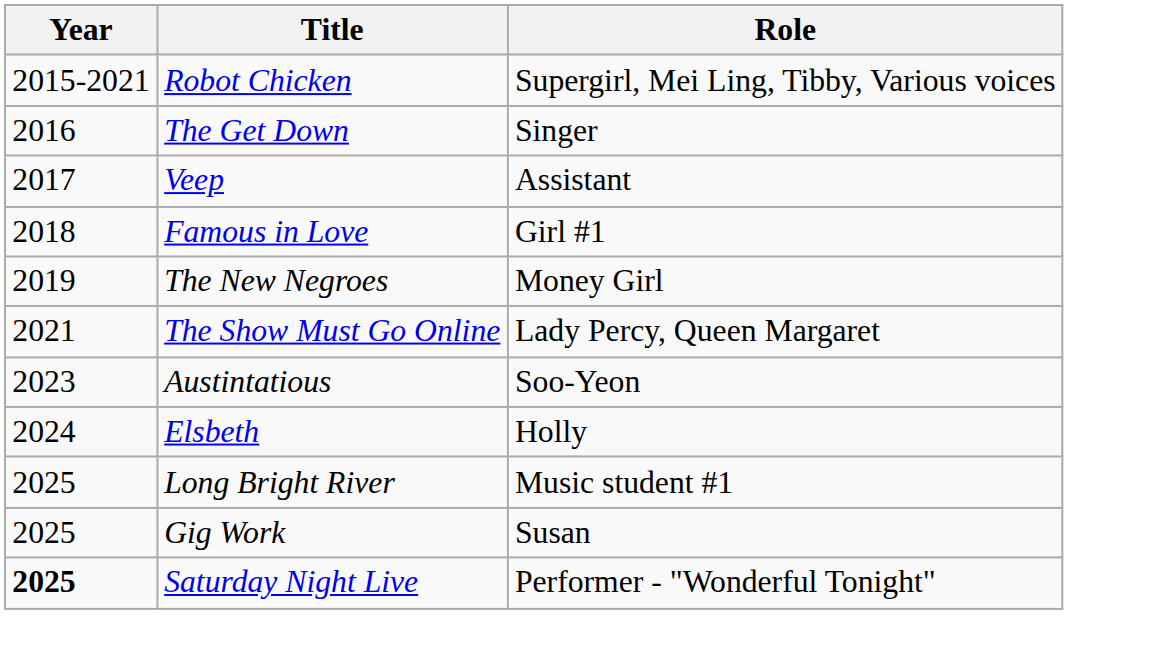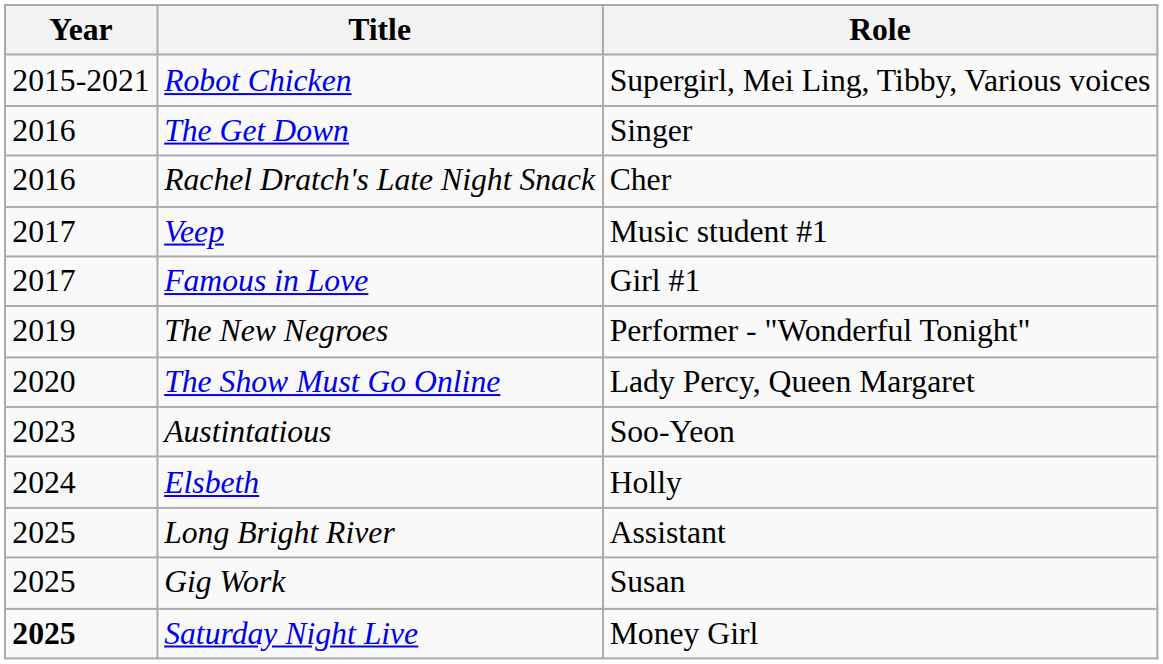+ row: (380, 180)
(573, 180) Assistant -> (719, 230) Music student #1
(44, 230) 2018 -> (44, 280) 2017
(589, 280) Money Girl -> (820, 331) Performer - "Wonderful Tonight"
(44, 331) 2021 -> (44, 381) 2020
(624, 481) Music student #1 -> (668, 532) Assistant
(725, 582) Performer - "Wonderful Tonight" -> (684, 632) Money Girl
